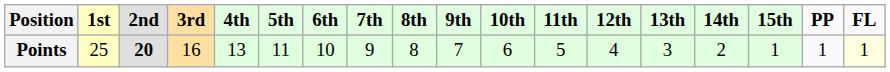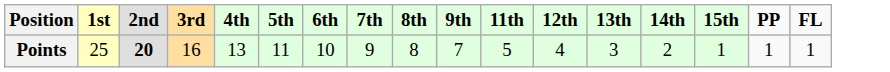- column: (507, 19)
(864, 50) lightyellow background -> (810, 50) no background
